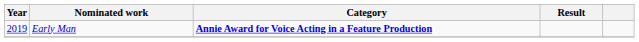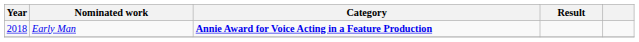(17, 28) 2019 -> (17, 28) 2018
